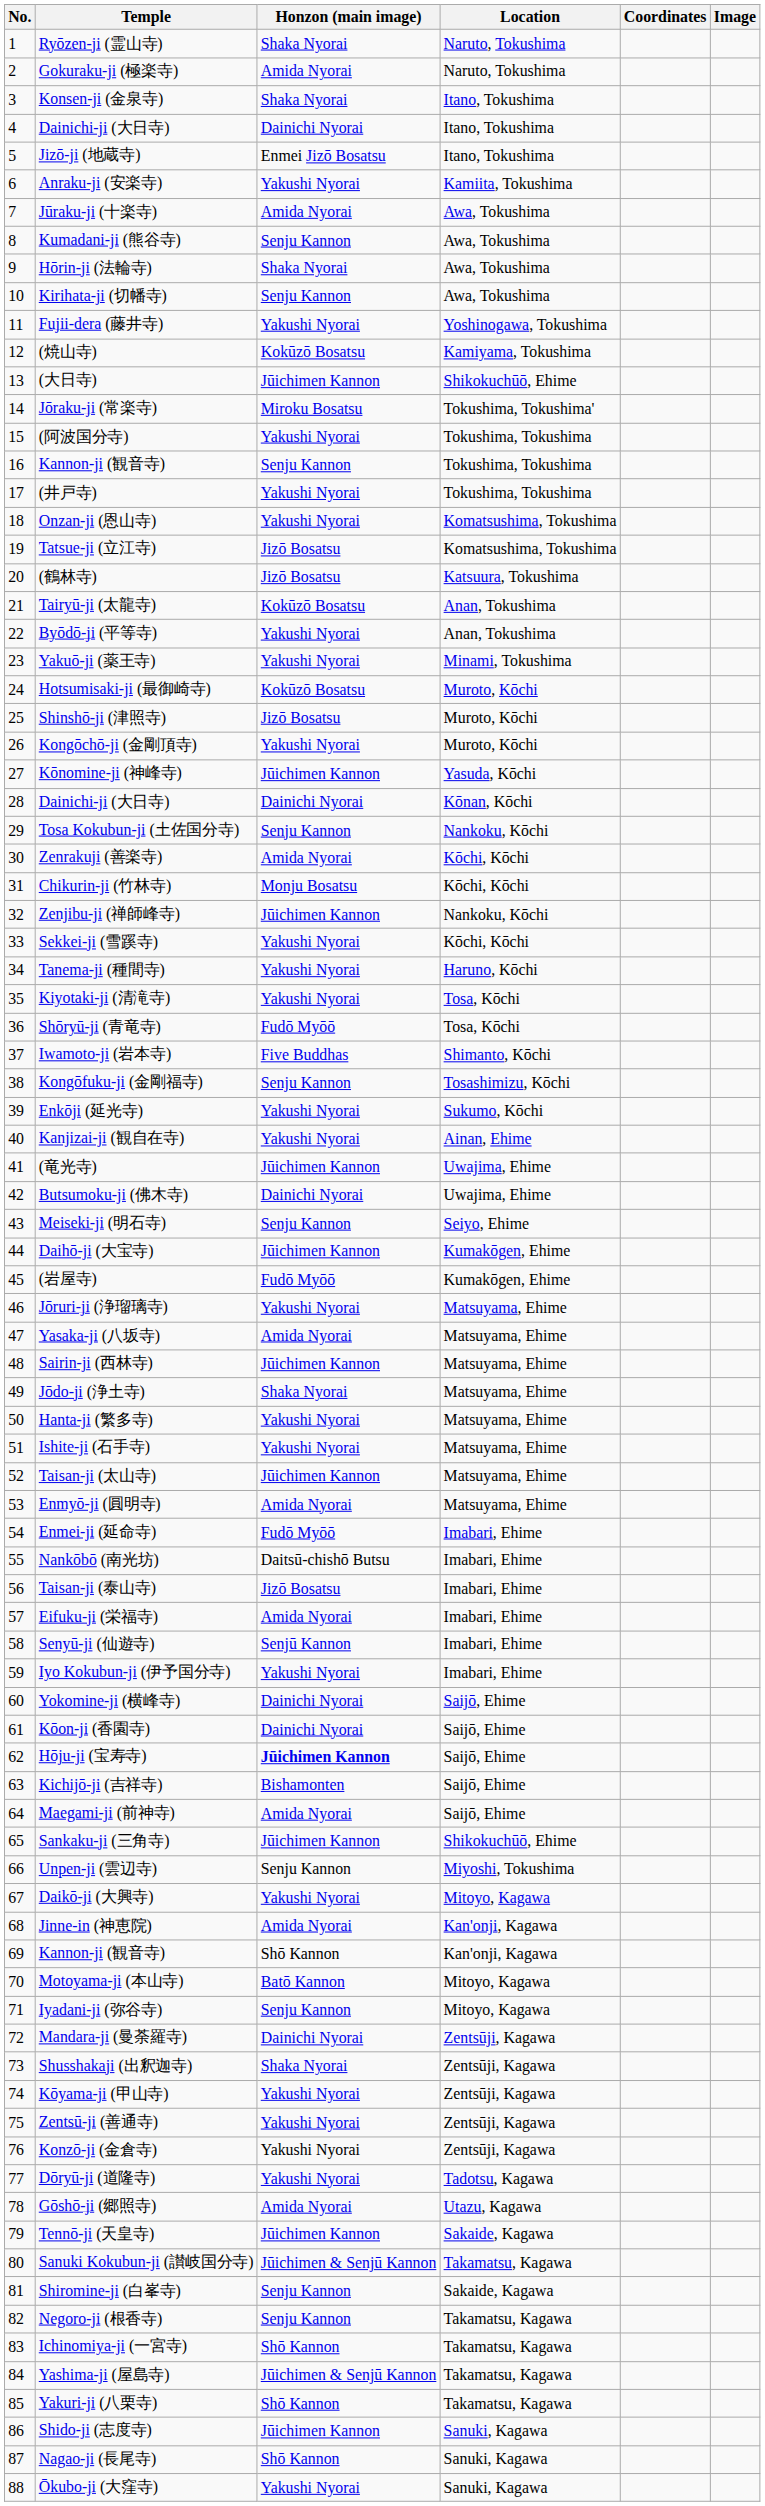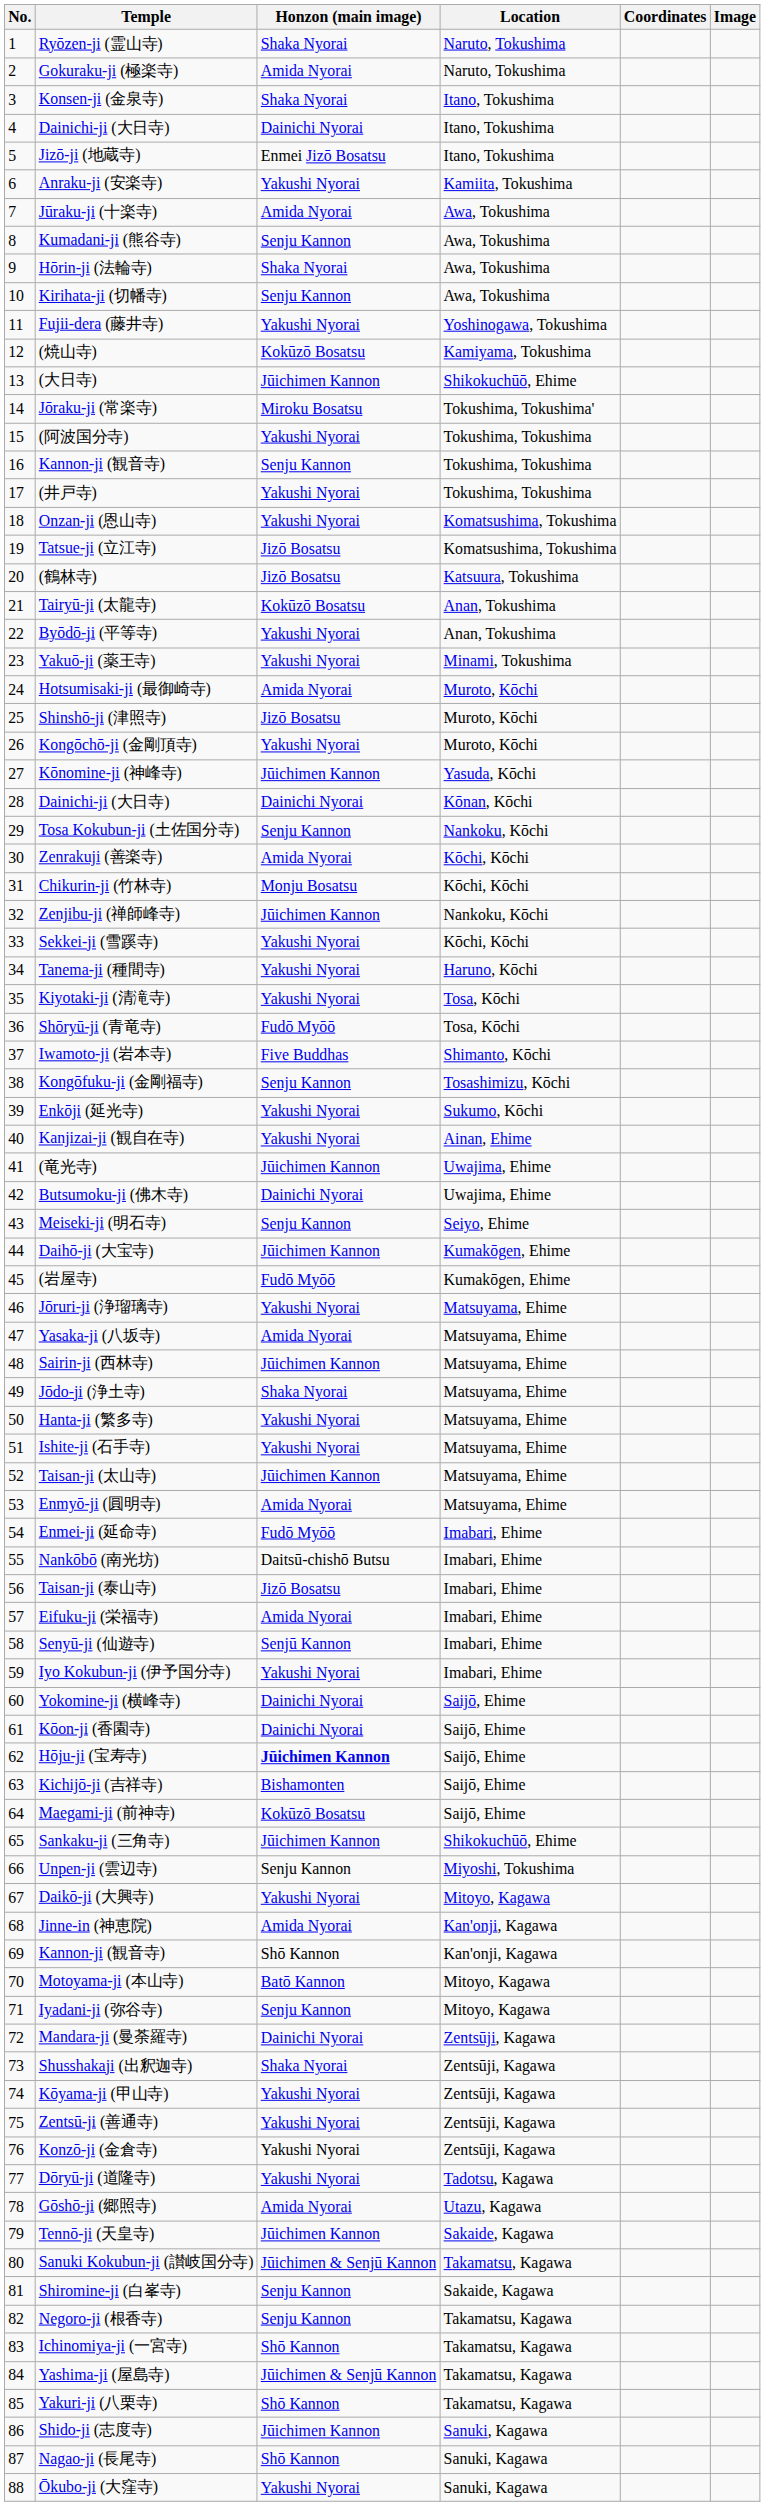(313, 689) Kokūzō Bosatsu -> (306, 689) Amida Nyorai
(306, 1813) Amida Nyorai -> (313, 1813) Kokūzō Bosatsu
